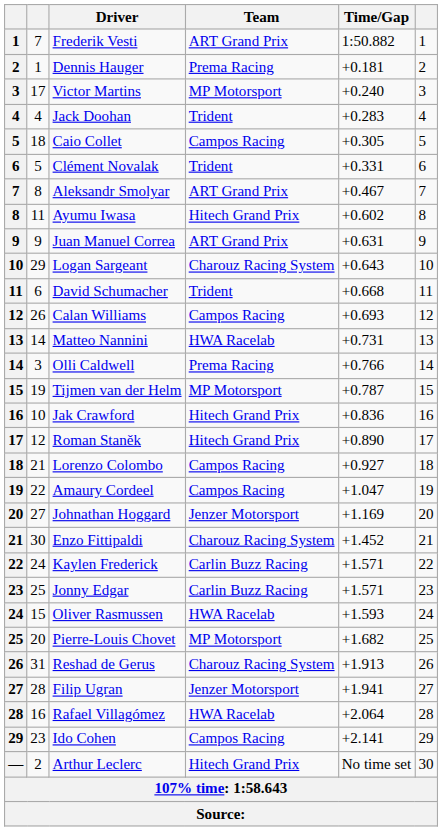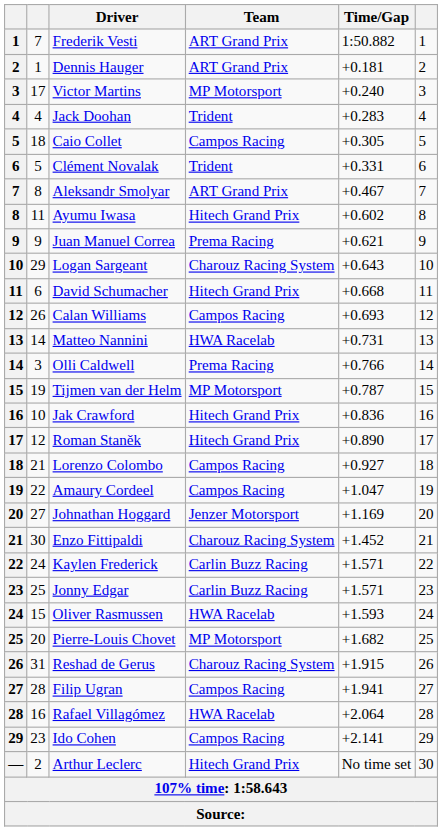(231, 66) Prema Racing -> (238, 66) ART Grand Prix
(238, 240) ART Grand Prix -> (231, 240) Prema Racing
(363, 240) +0.631 -> (363, 240) +0.621
(211, 290) Trident -> (244, 290) Hitech Grand Prix
(363, 664) +1.913 -> (363, 664) +1.915
(244, 688) Jenzer Motorsport -> (237, 688) Campos Racing
